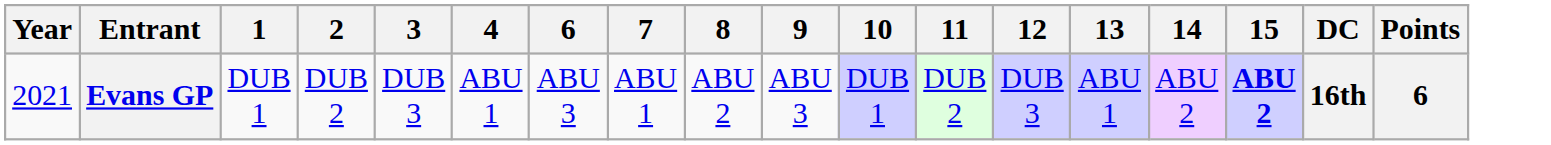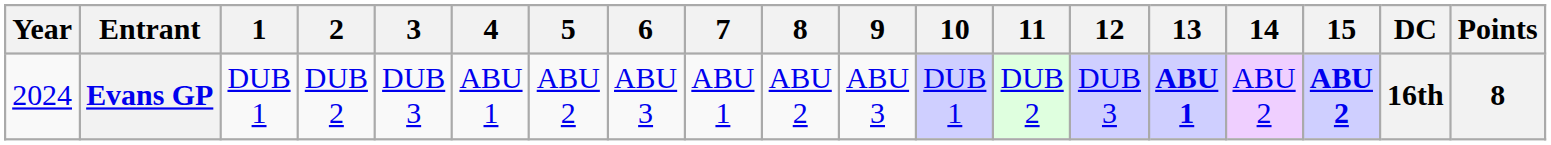+ column: (568, 28)
(42, 95) 2021 -> (42, 95) 2024
(1109, 95) normal -> (1187, 95) bold
(1420, 95) 6 -> (1498, 95) 8
